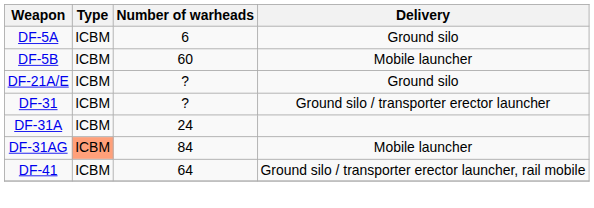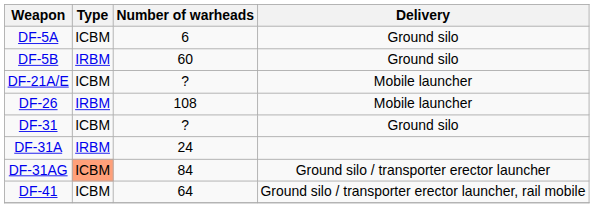(93, 59) ICBM -> (93, 59) IRBM
(423, 59) Mobile launcher -> (423, 59) Ground silo
(423, 81) Ground silo -> (423, 81) Mobile launcher
+ row: (38, 103)
(423, 103) Ground silo / transporter erector launcher -> (423, 125) Ground silo
(93, 125) ICBM -> (93, 147) IRBM
(423, 147) Mobile launcher -> (423, 170) Ground silo / transporter erector launcher
